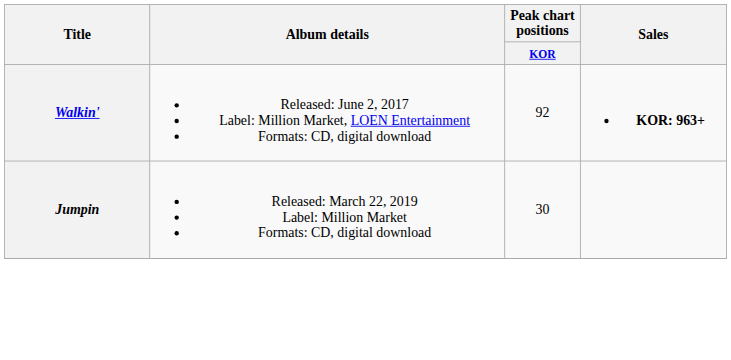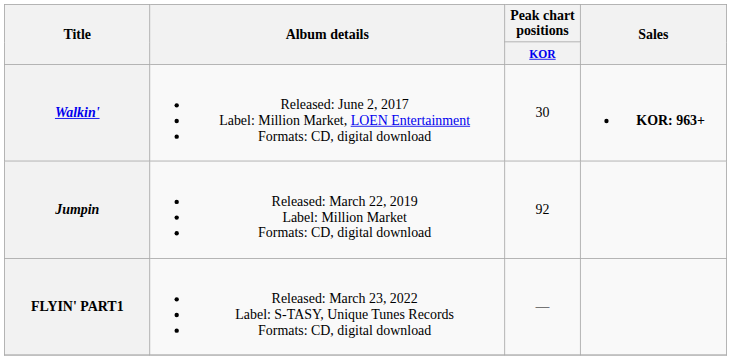(542, 112) 92 -> (542, 112) 30
(542, 209) 30 -> (542, 209) 92
+ row: (77, 306)
